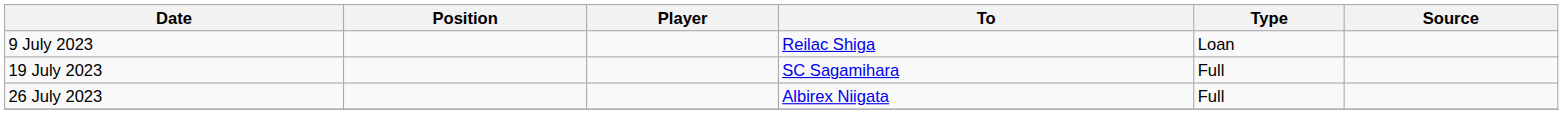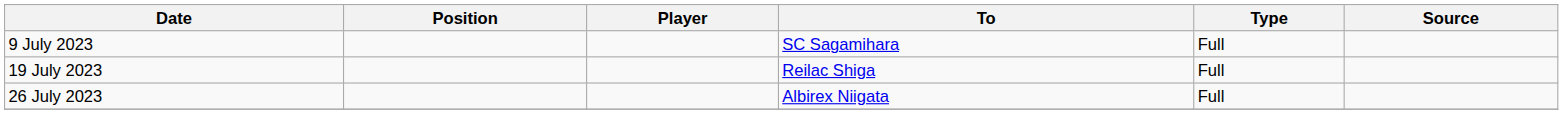(829, 44) Reilac Shiga -> (841, 44) SC Sagamihara
(1216, 44) Loan -> (1211, 44) Full
(841, 70) SC Sagamihara -> (829, 70) Reilac Shiga
